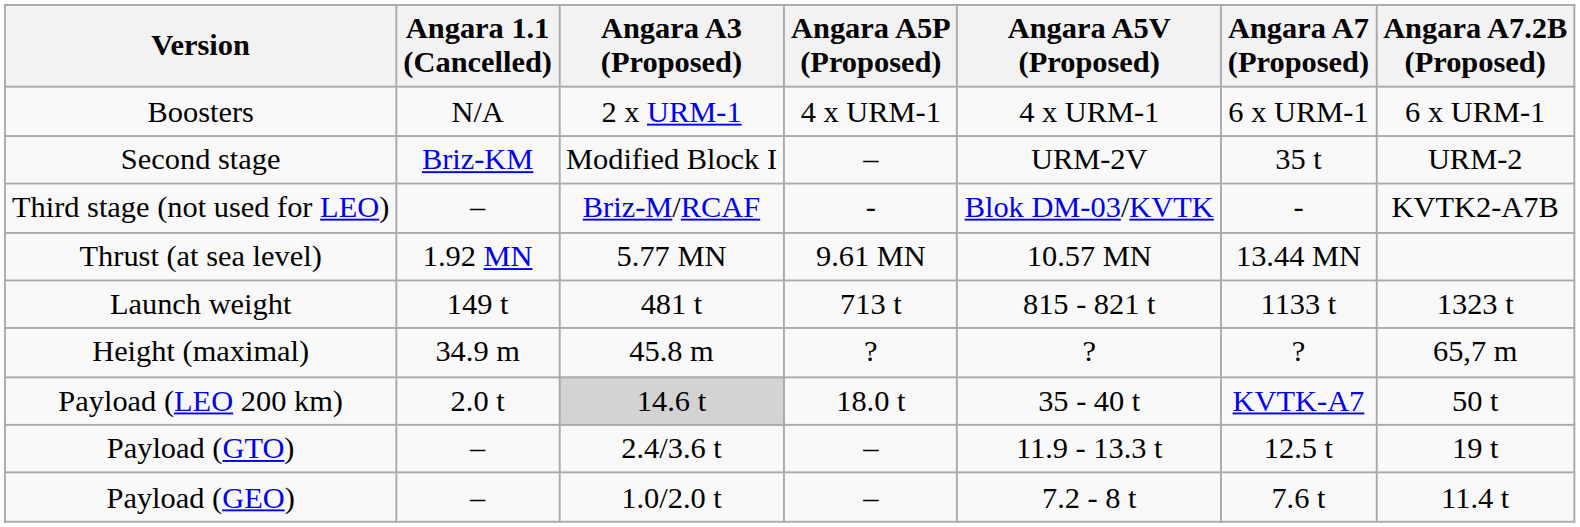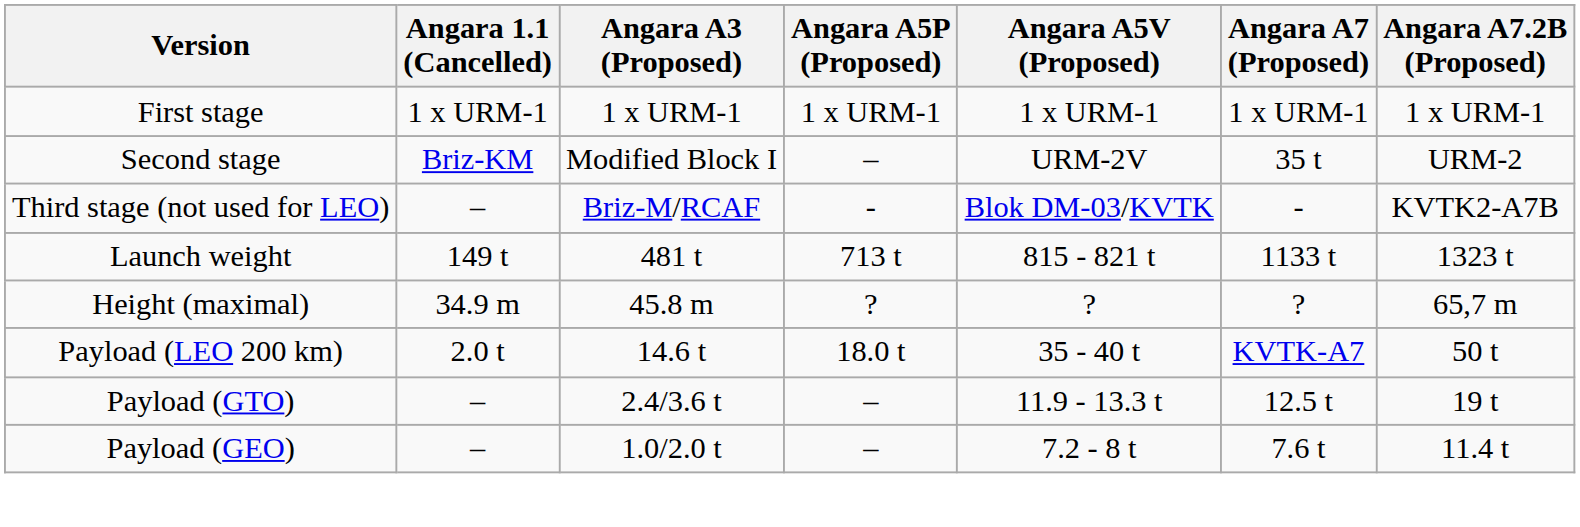- row: (201, 111)
+ row: (201, 111)
- row: (201, 255)
(671, 400) lightgrey background -> (671, 352) no background
